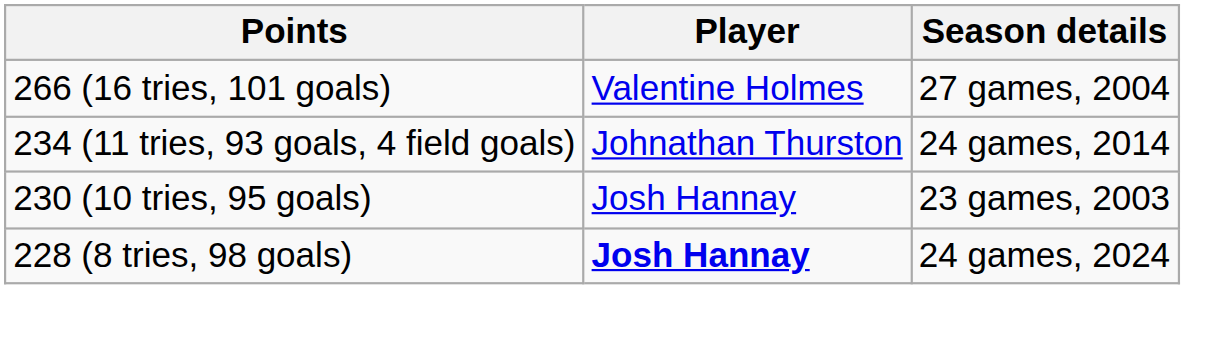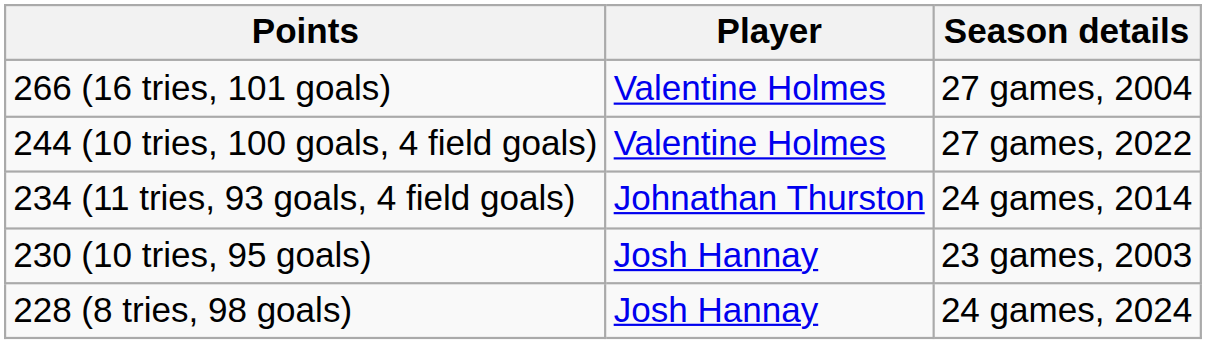+ row: (305, 143)
(701, 254) bold -> (716, 310) normal
